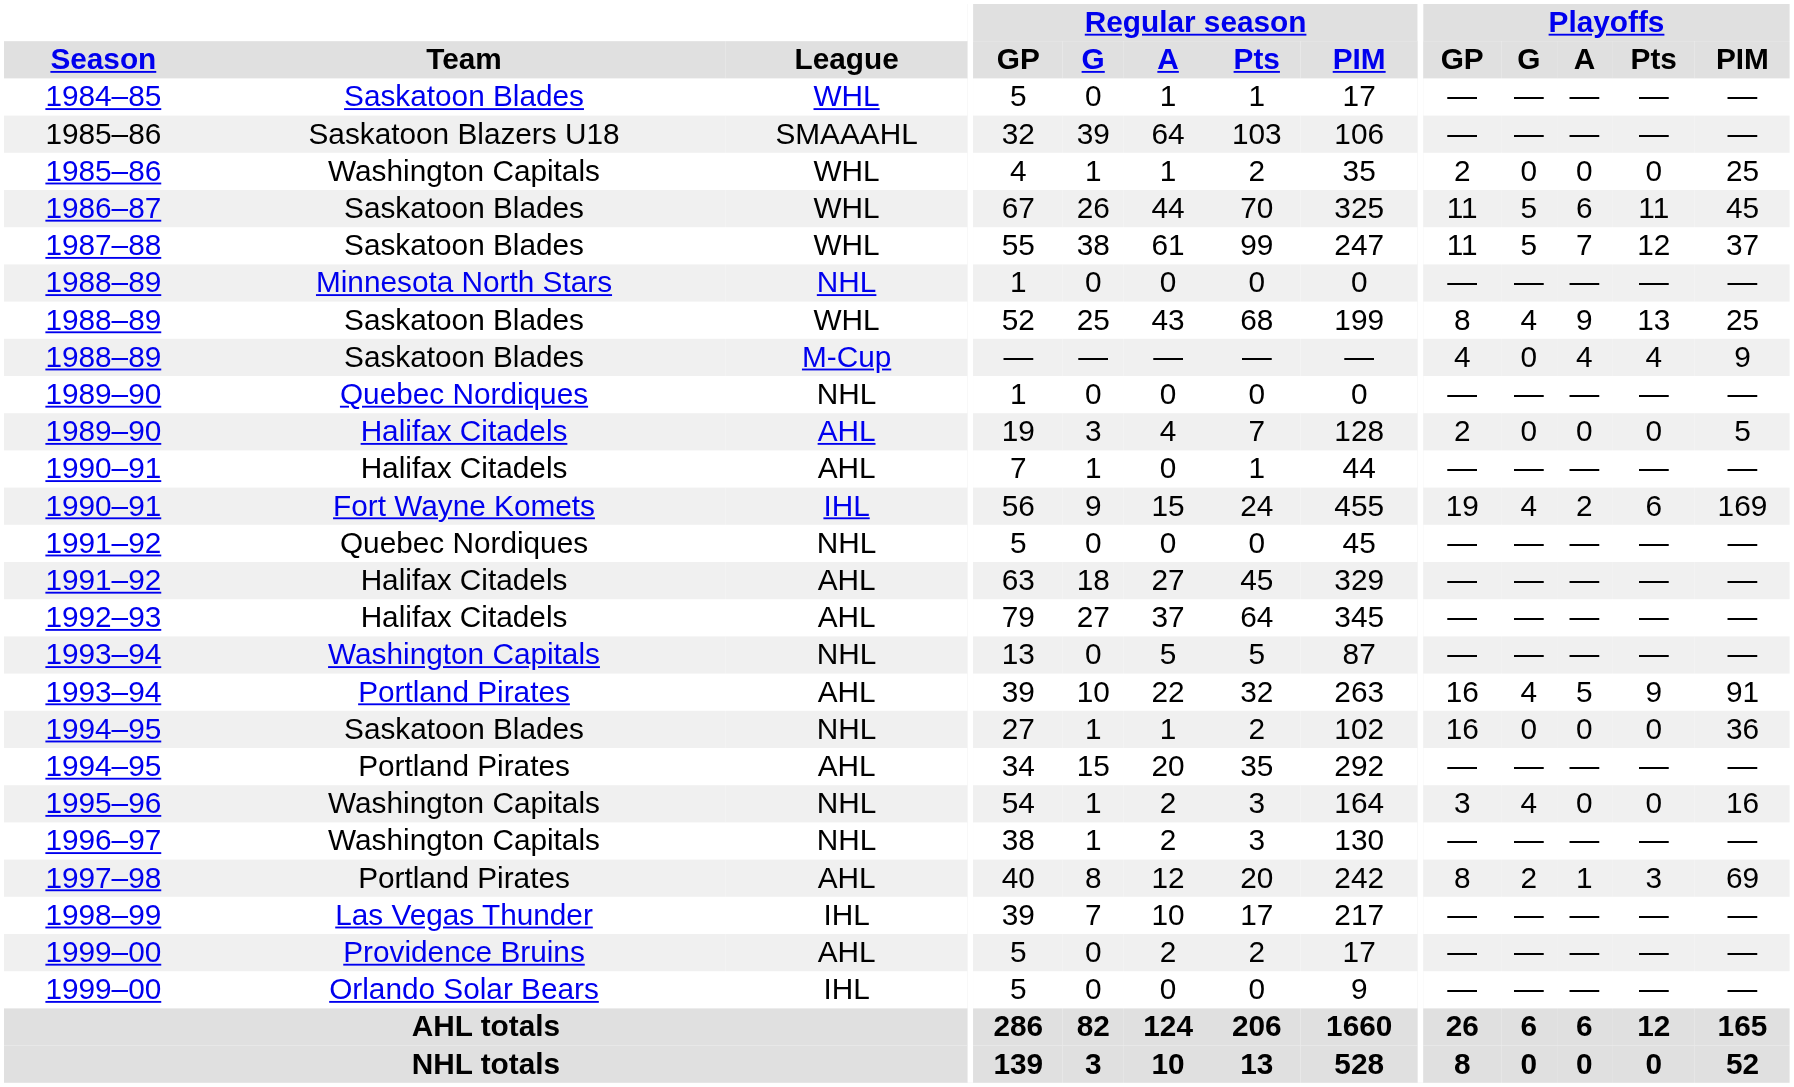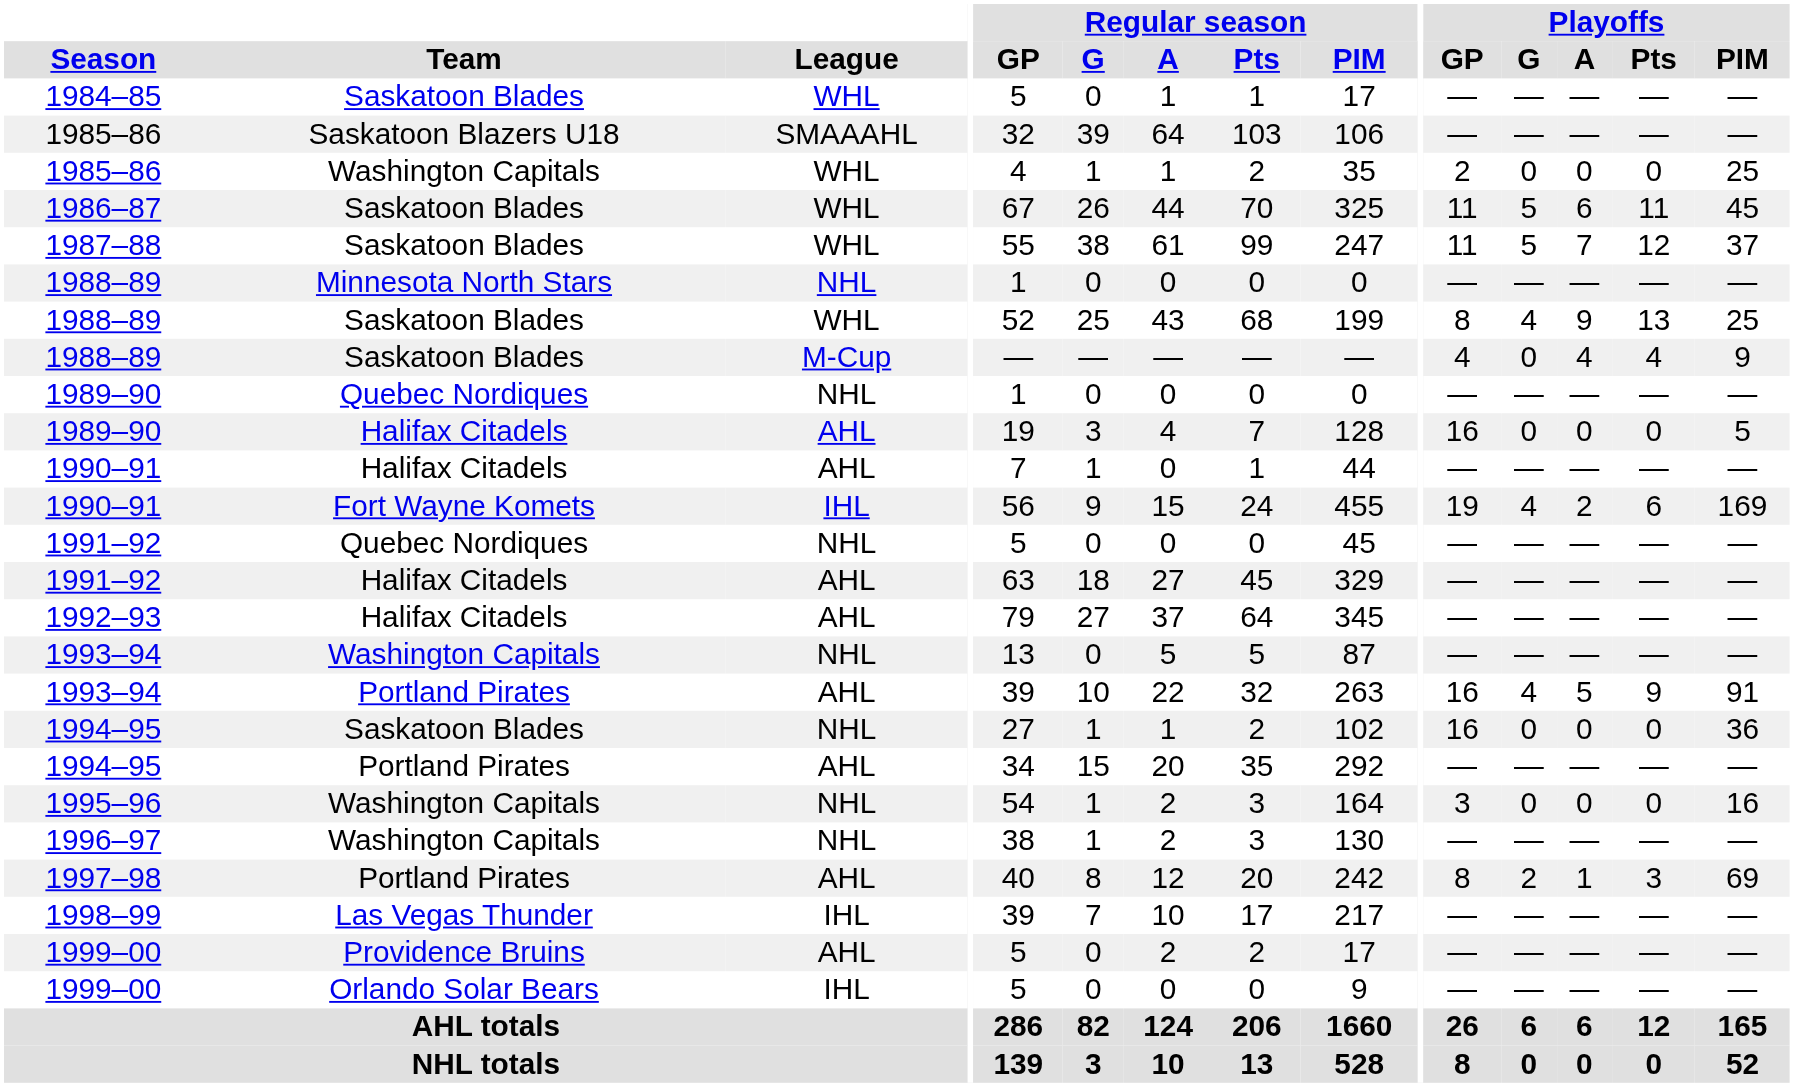(1462, 431) 2 -> (1462, 431) 16
(1529, 803) 4 -> (1529, 803) 0
